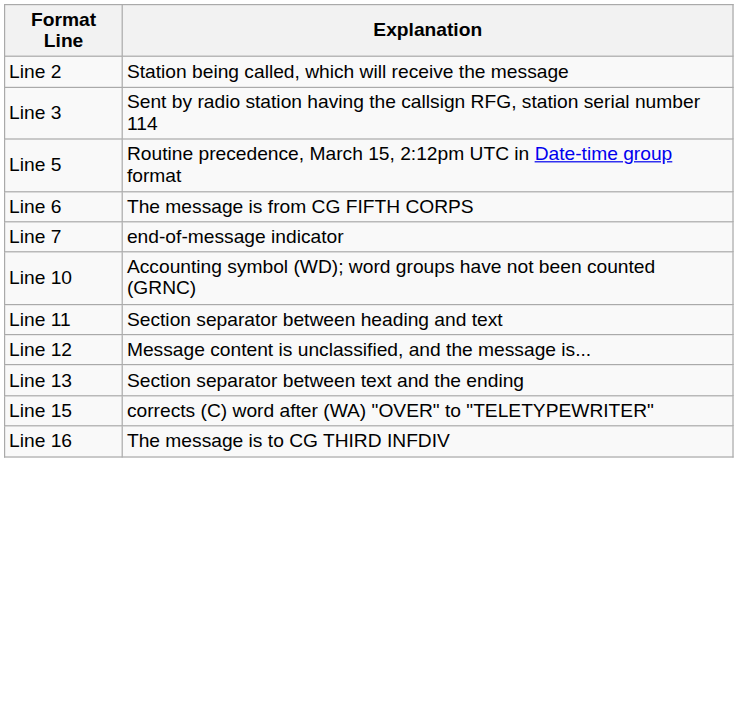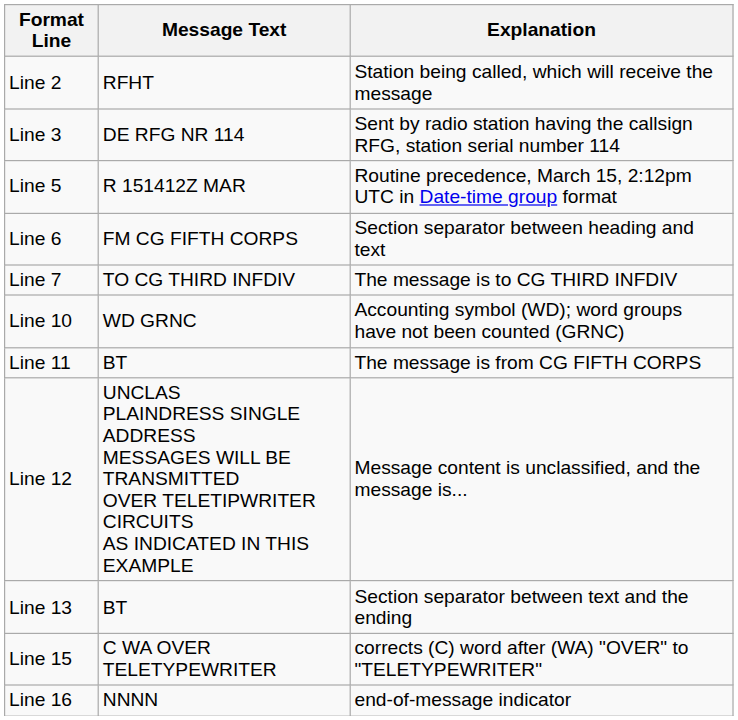+ column: (224, 30)
(300, 206) The message is from CG FIFTH CORPS -> (524, 238) Section separator between heading and text
(235, 236) end-of-message indicator -> (516, 279) The message is to CG THIRD INFDIV
(315, 319) Section separator between heading and text -> (528, 362) The message is from CG FIFTH CORPS
(288, 441) The message is to CG THIRD INFDIV -> (463, 700) end-of-message indicator
